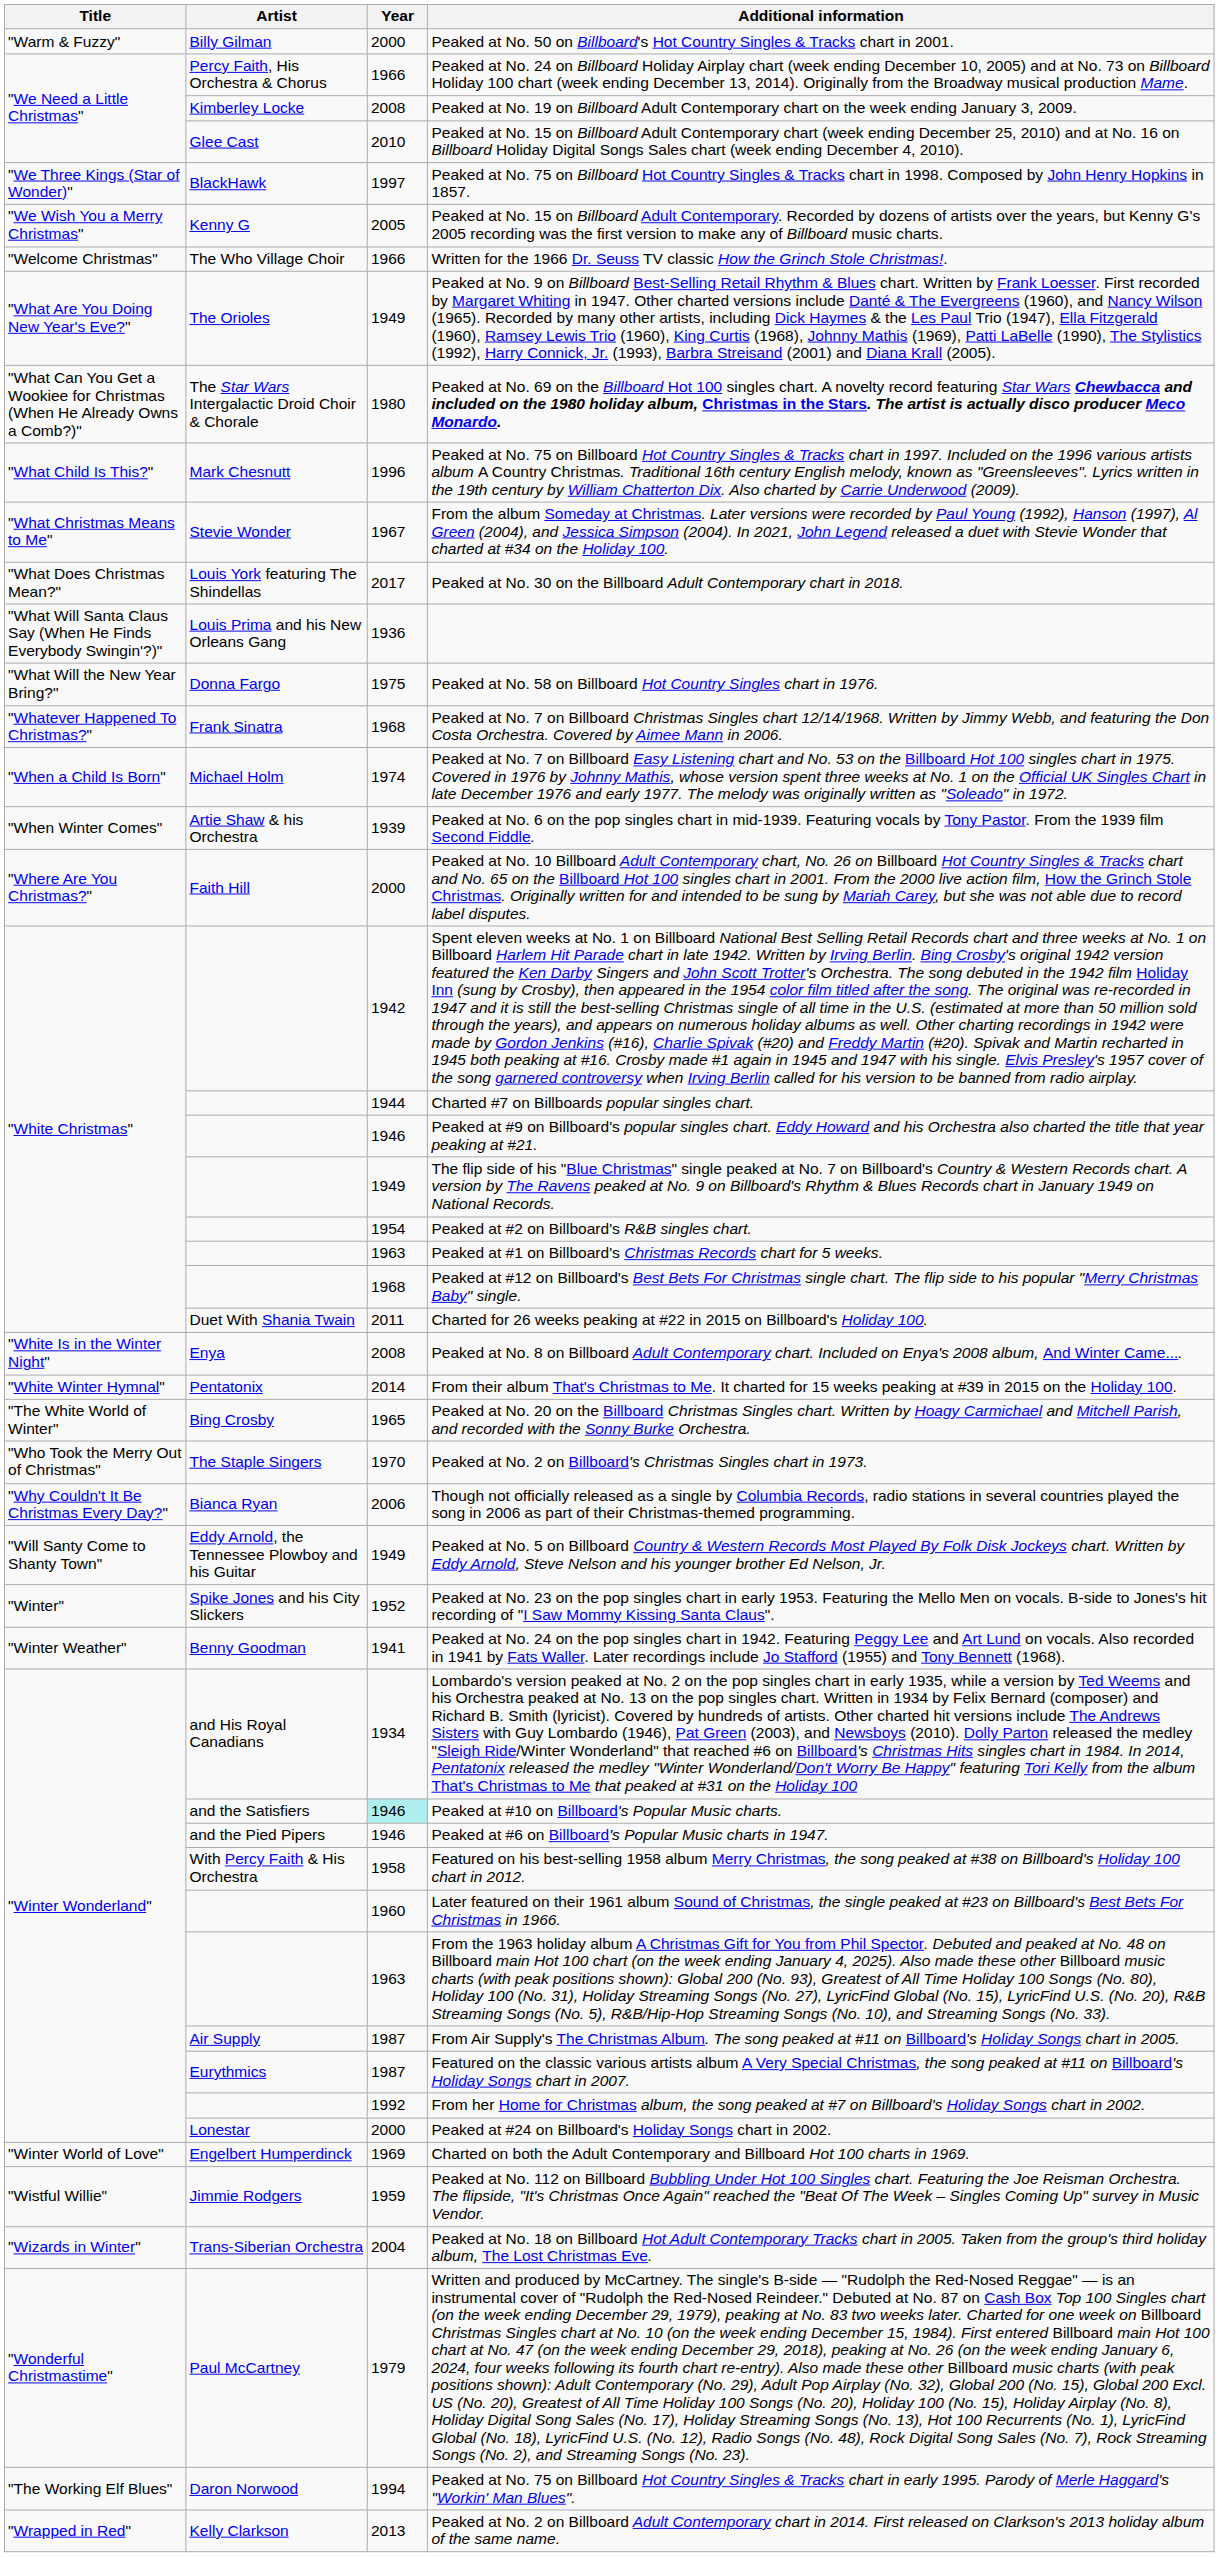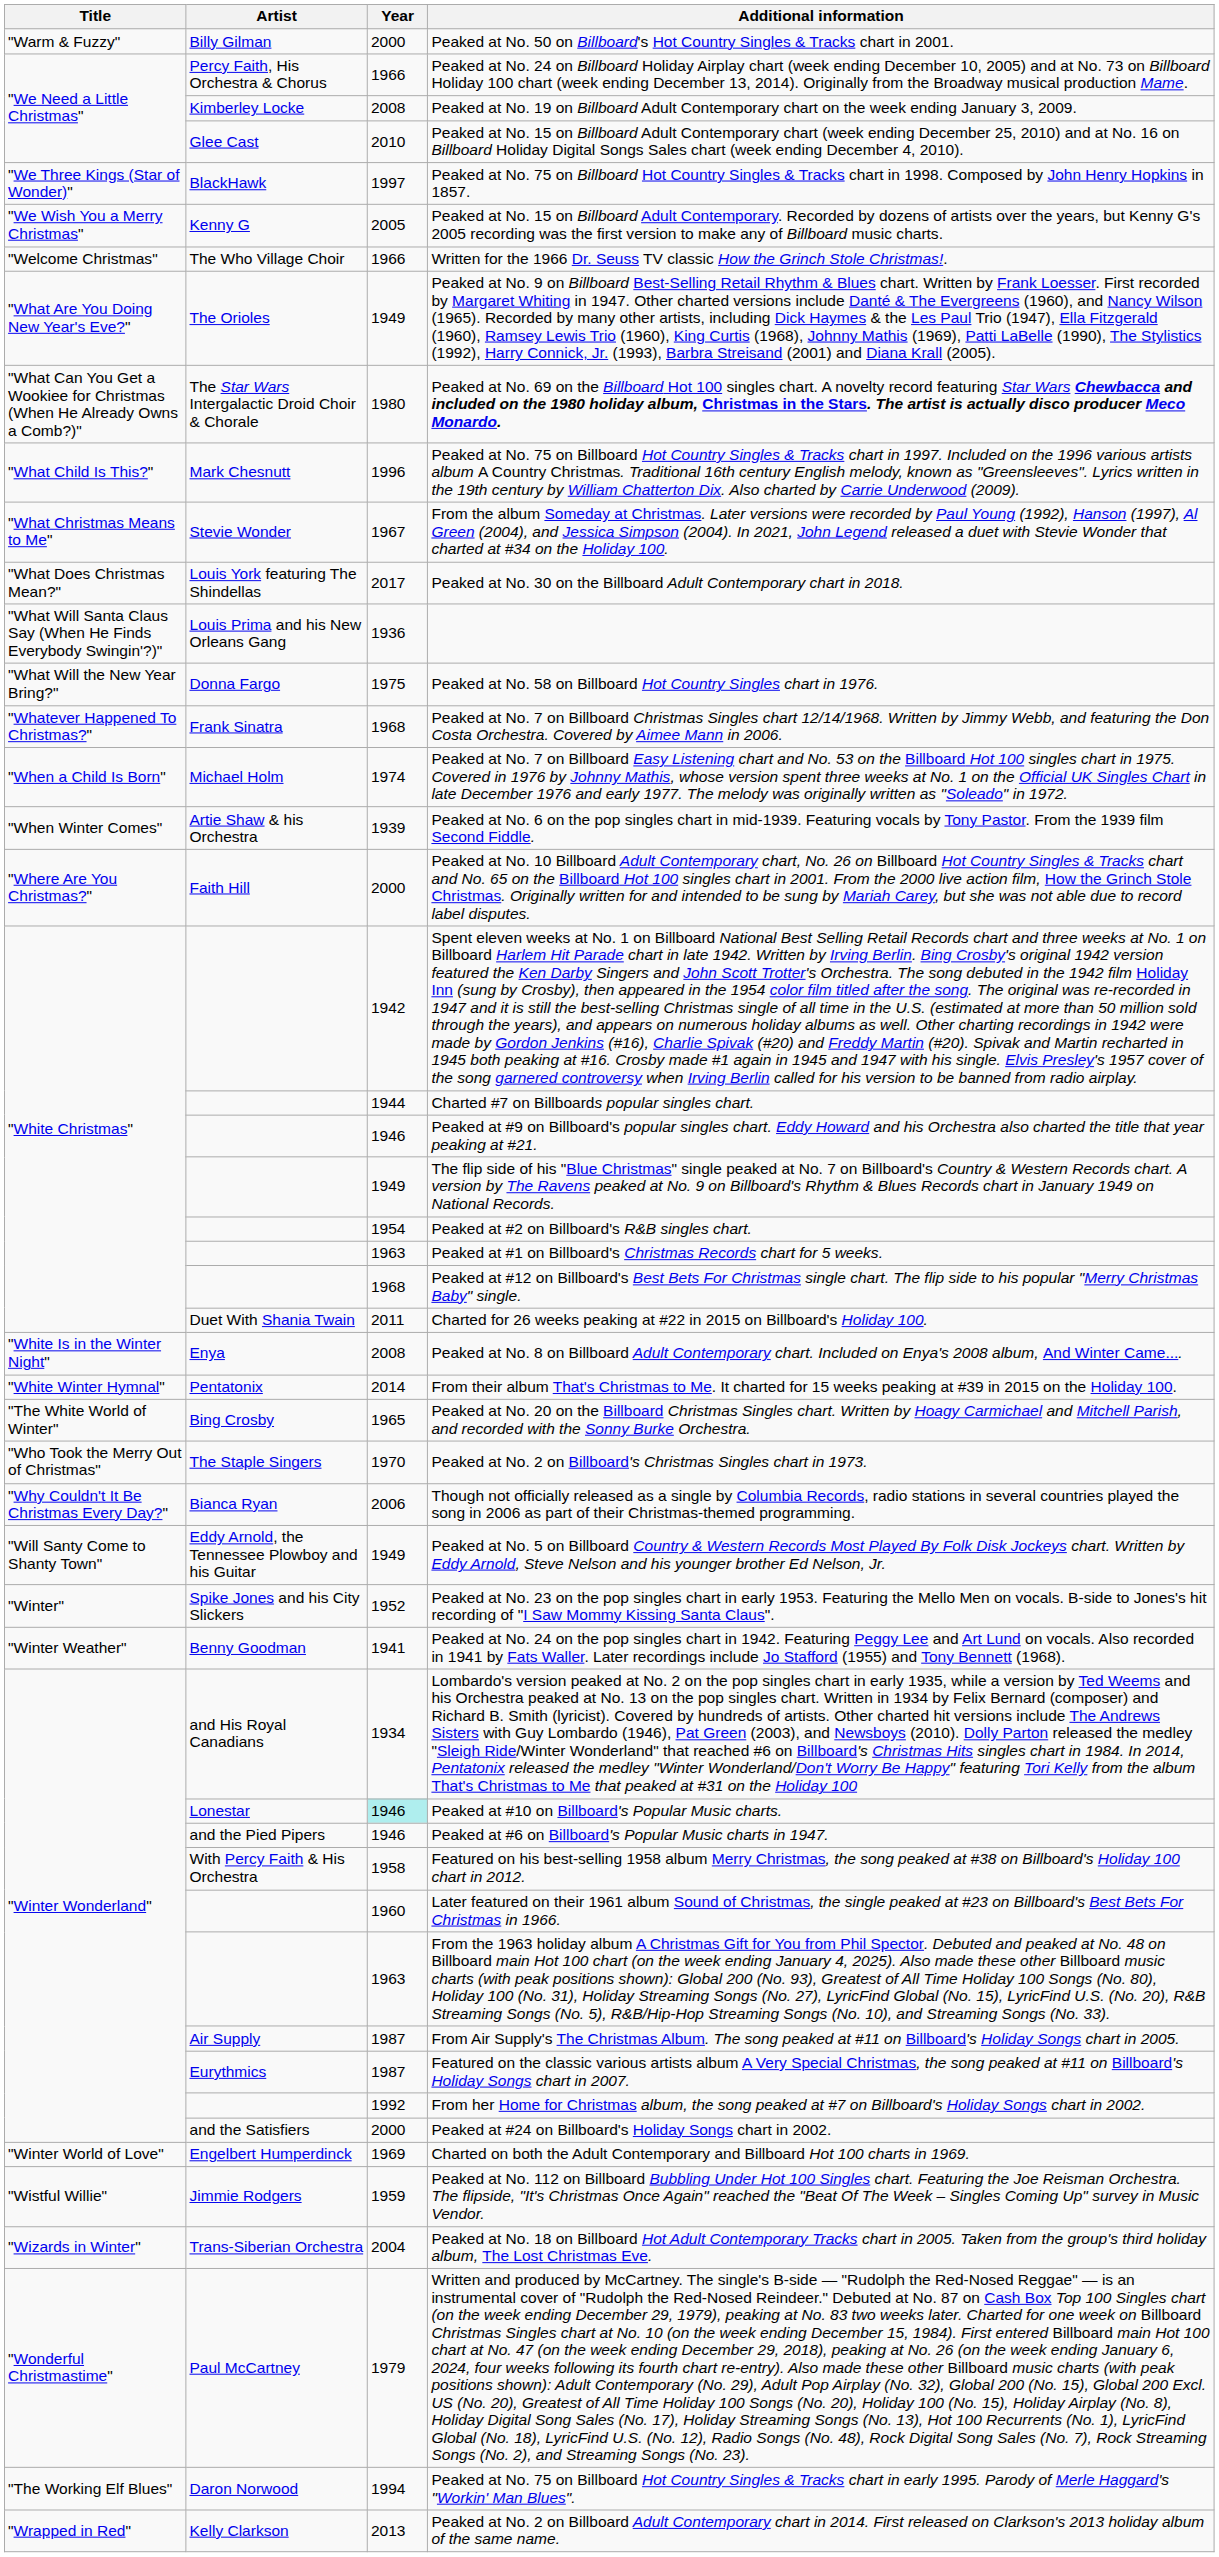(249, 1810) and the Satisfiers -> (220, 1810) Lonestar
(220, 2129) Lonestar -> (249, 2129) and the Satisfiers
